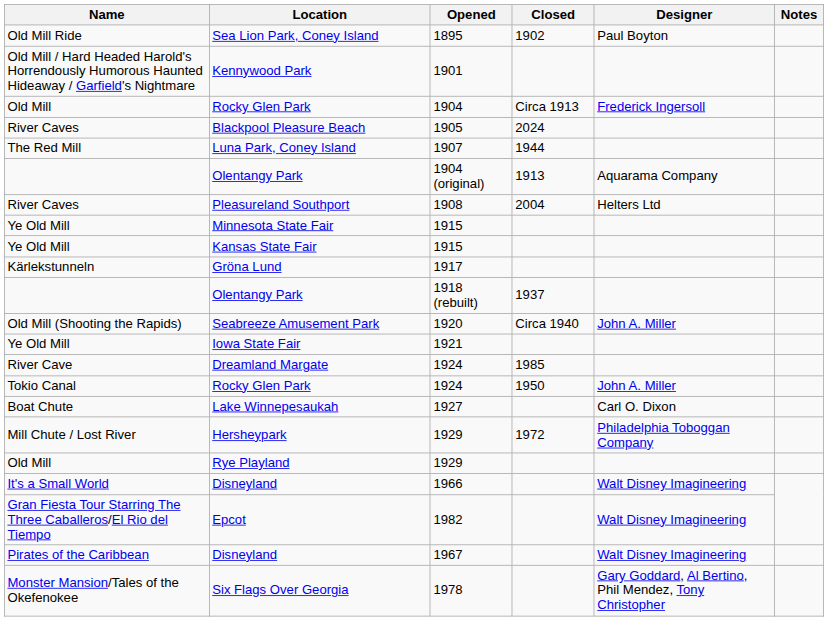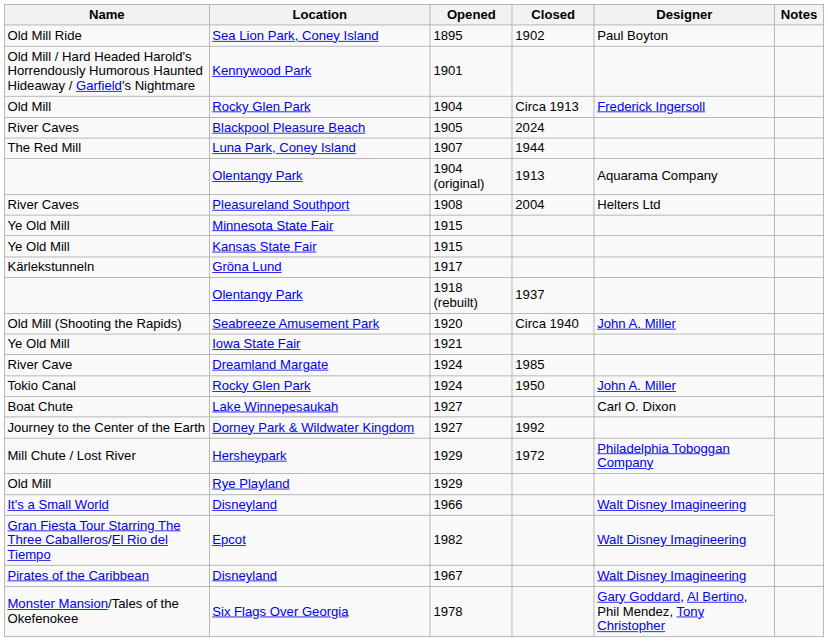+ row: (313, 427)
